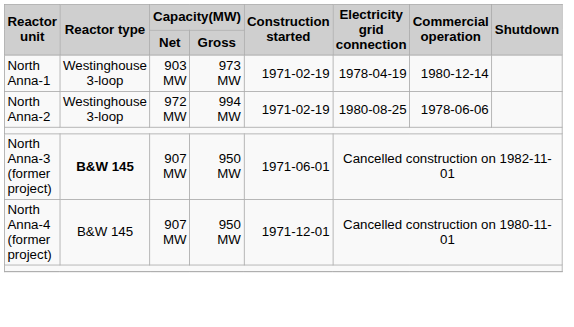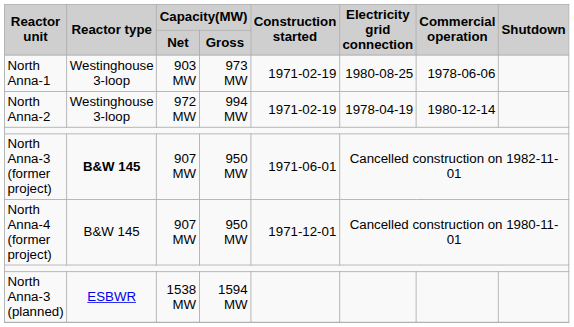(373, 73) 1978-04-19 -> (379, 73) 1980-08-25
(455, 73) 1980-12-14 -> (461, 73) 1978-06-06
(373, 109) 1980-08-25 -> (379, 109) 1978-04-19
(455, 109) 1978-06-06 -> (461, 109) 1980-12-14
+ row: (36, 296)
